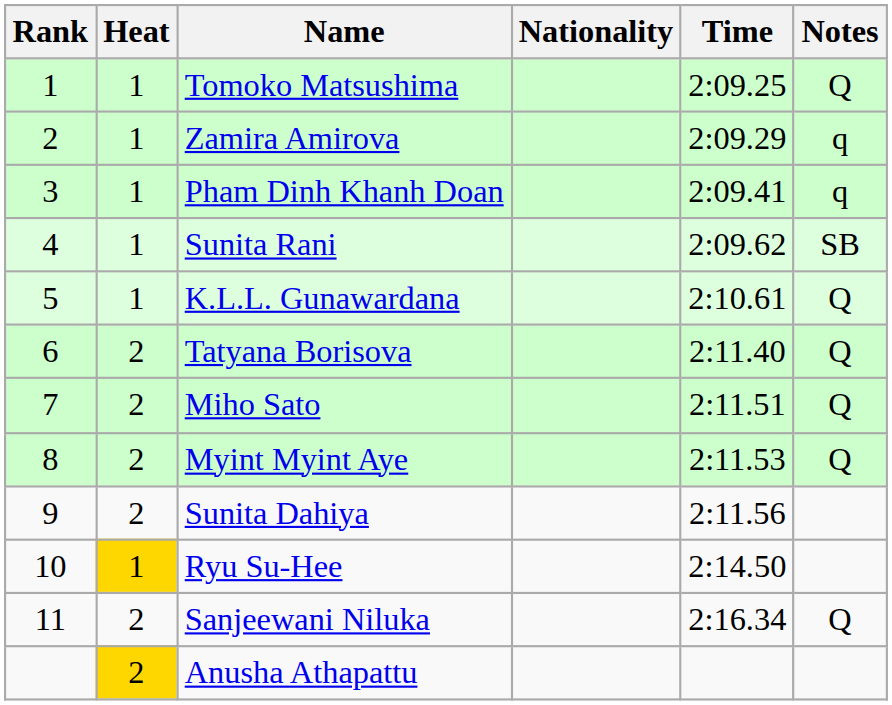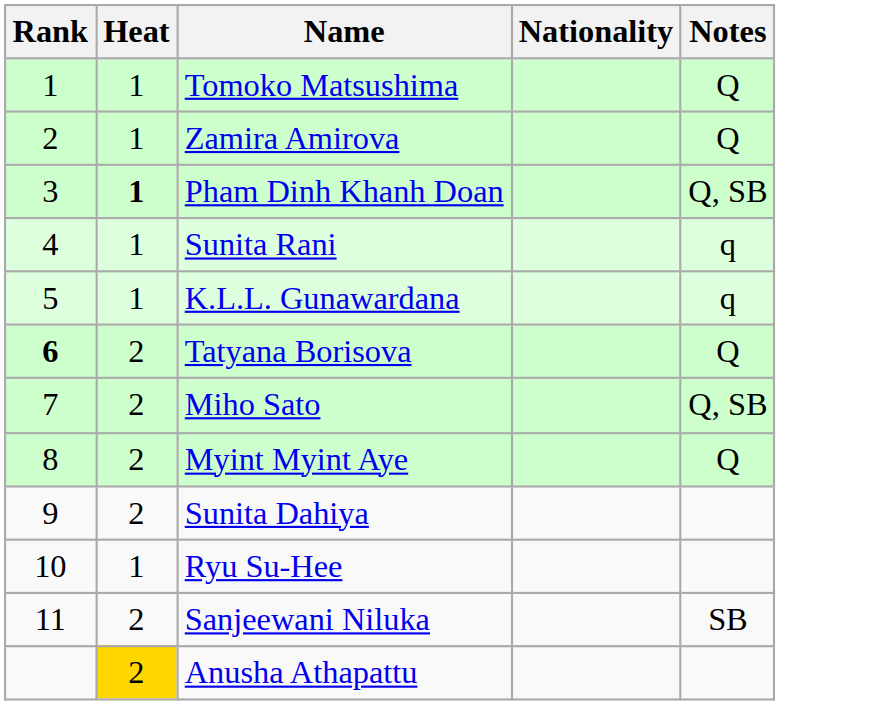- column: (737, 31)
(840, 138) q -> (728, 138) Q
(136, 191) normal -> (136, 191) bold
(840, 191) q -> (728, 191) Q, SB
(840, 244) SB -> (728, 244) q
(840, 298) Q -> (728, 298) q
(50, 351) normal -> (50, 351) bold
(840, 405) Q -> (728, 405) Q, SB
(136, 565) gold background -> (136, 565) no background
(840, 618) Q -> (728, 618) SB
